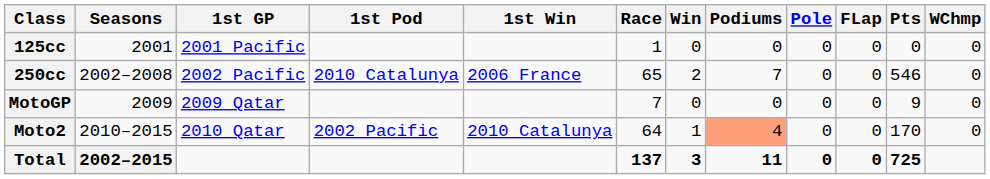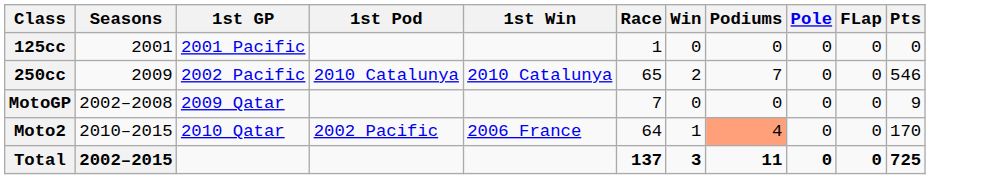- column: (955, 19)
(126, 75) 2002–2008 -> (152, 75) 2009
(524, 75) 2006 France -> (540, 75) 2010 Catalunya
(152, 103) 2009 -> (126, 103) 2002–2008
(540, 131) 2010 Catalunya -> (524, 131) 2006 France
